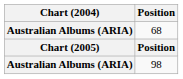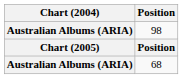rows swapped: (156, 30) <-> (156, 64)
